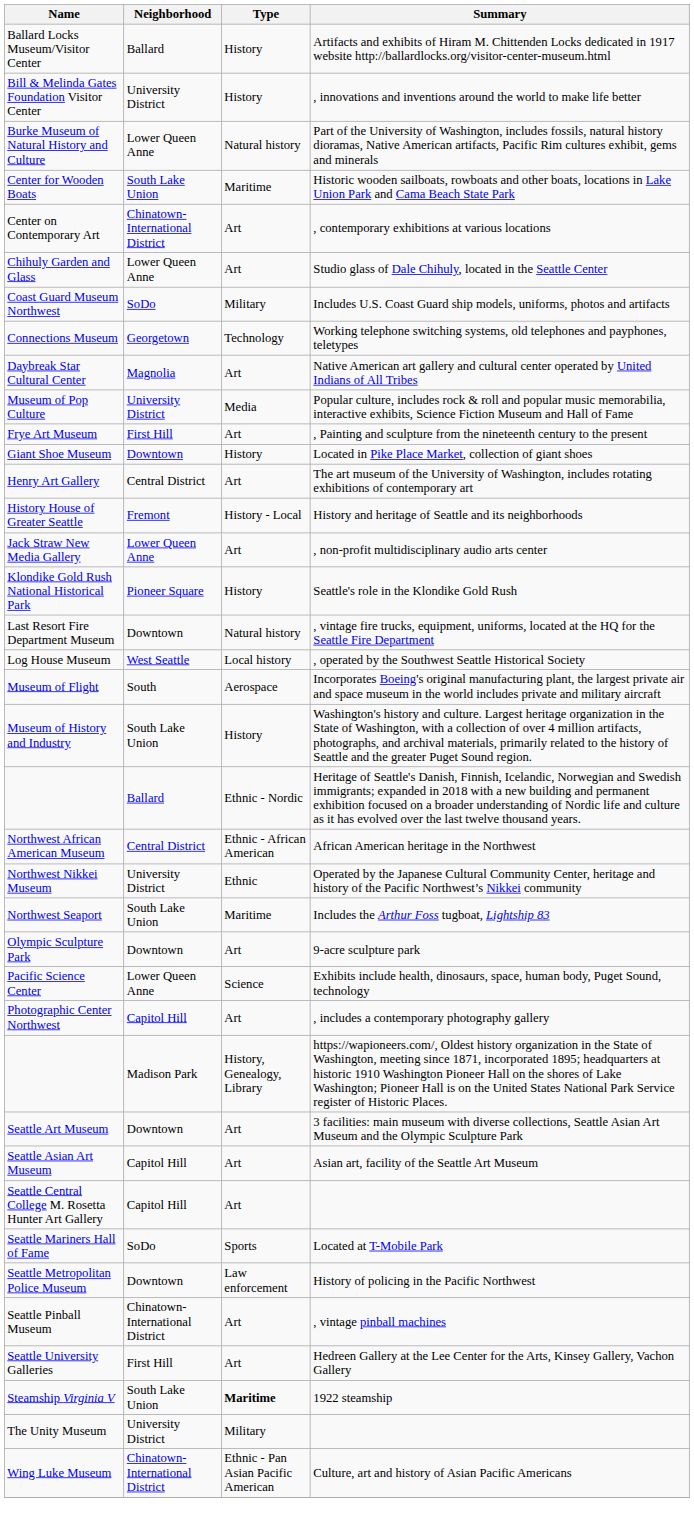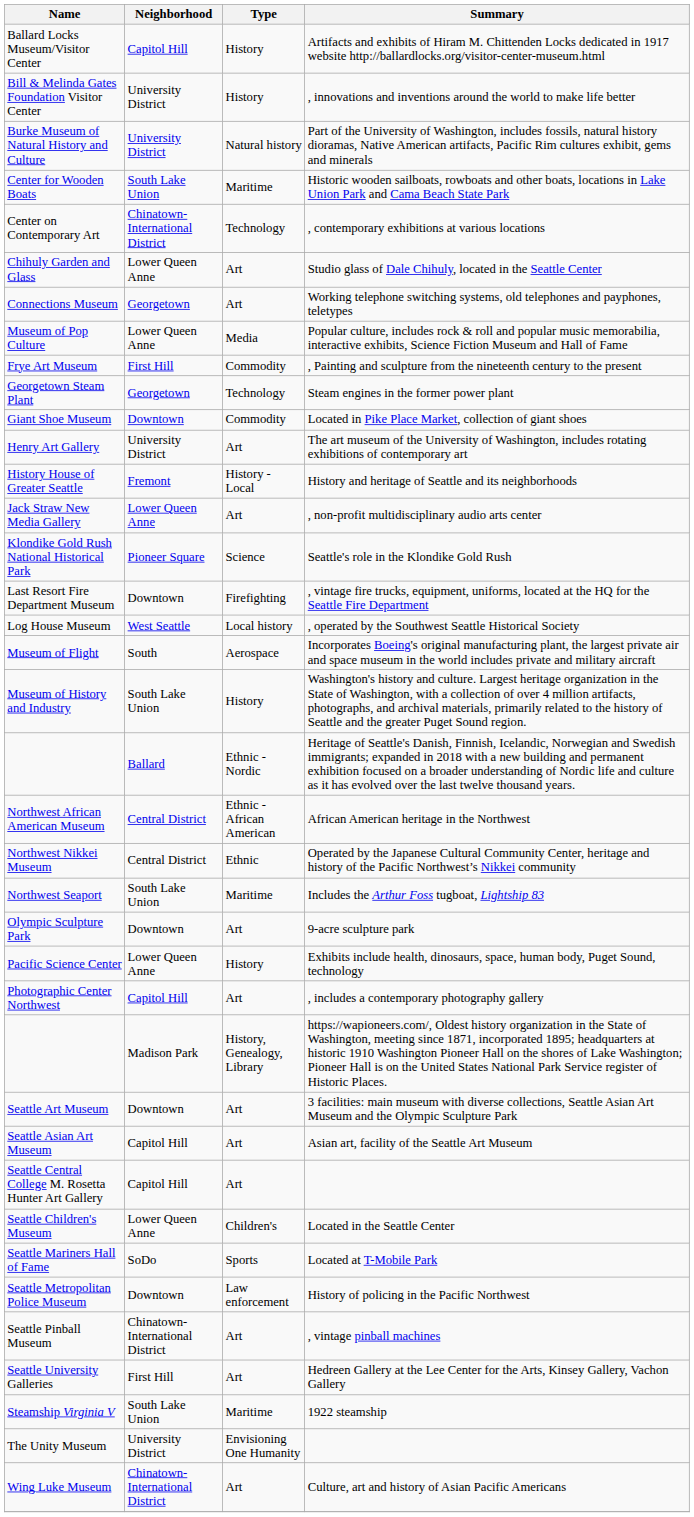(145, 48) Ballard -> (158, 48) Capitol Hill
(161, 145) Lower Queen Anne -> (154, 145) University District
(233, 228) Art -> (255, 228) Technology
- row: (63, 304)
(254, 338) Technology -> (234, 304) Art
- row: (46, 372)
(154, 406) University District -> (162, 338) Lower Queen Anne
(233, 434) Art -> (256, 365) Commodity
+ row: (56, 392)
(243, 454) History -> (256, 419) Commodity
(166, 481) Central District -> (154, 447) University District
(243, 591) History -> (245, 556) Science
(262, 632) Natural history -> (256, 598) Firefighting
(154, 880) University District -> (167, 860) Central District
(244, 983) Science -> (244, 963) History
+ row: (52, 1226)
(250, 1397) bold -> (249, 1411) normal
(245, 1431) Military -> (263, 1445) Envisioning One Humanity
(258, 1473) Ethnic - Pan Asian Pacific American -> (234, 1487) Art
